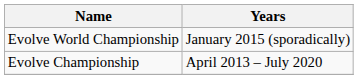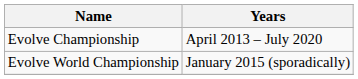rows swapped: (73, 62) <-> (93, 39)
